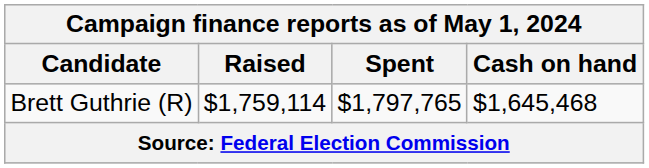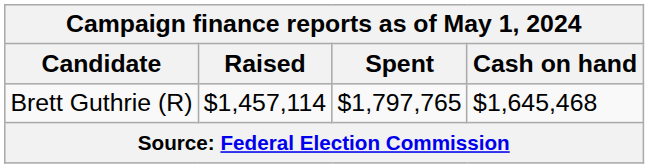(265, 102) $1,759,114 -> (265, 102) $1,457,114
